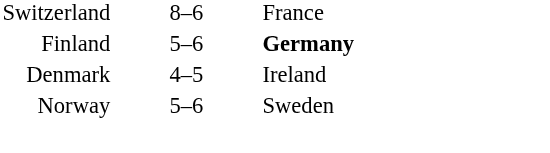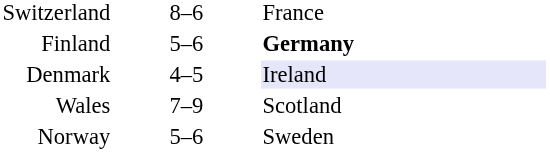(294, 74) no background -> (294, 74) lavender background
+ row: (83, 105)
